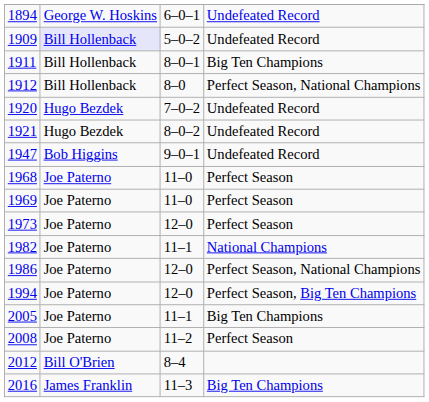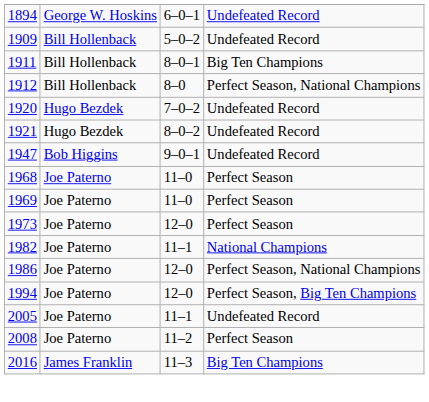(90, 39) lavender background -> (90, 39) no background
(265, 316) Big Ten Champions -> (263, 316) Undefeated Record
- row: (22, 362)
